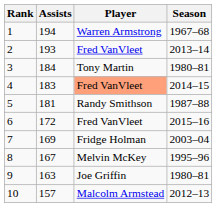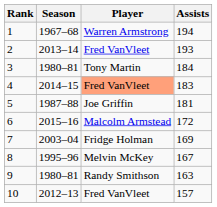columns swapped: (55, 13) <-> (189, 13)
(115, 103) Randy Smithson -> (108, 103) Joe Griffin
(110, 121) Fred VanVleet -> (127, 121) Malcolm Armstead
(101, 175) Joe Griffin -> (121, 175) Randy Smithson
(120, 193) Malcolm Armstead -> (117, 193) Fred VanVleet
